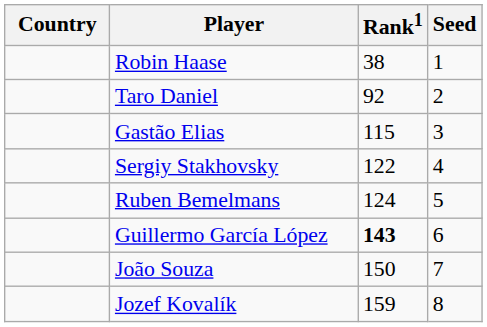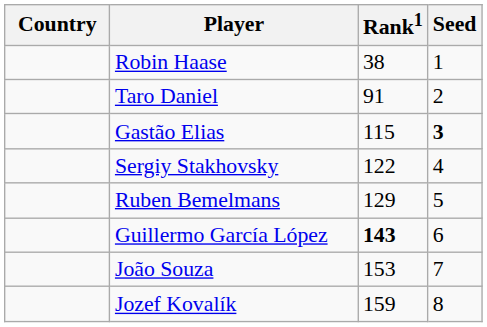(374, 96) 92 -> (374, 96) 91
(438, 131) normal -> (438, 131) bold
(379, 200) 124 -> (379, 200) 129
(379, 269) 150 -> (379, 269) 153
